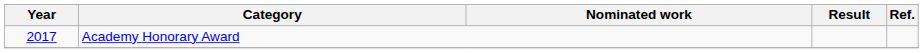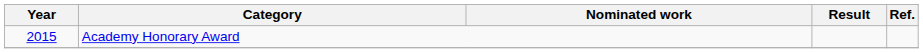(42, 36) 2017 -> (42, 36) 2015
